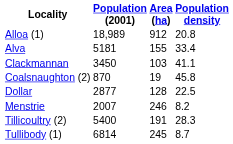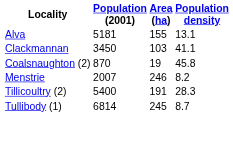- row: (24, 34)
(185, 49) 33.4 -> (185, 34) 13.1
- row: (19, 92)
